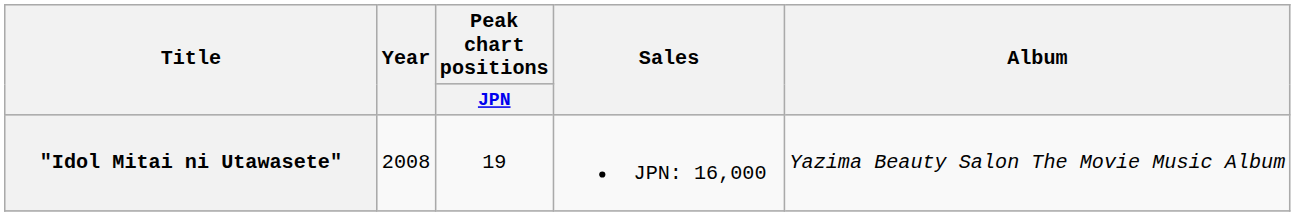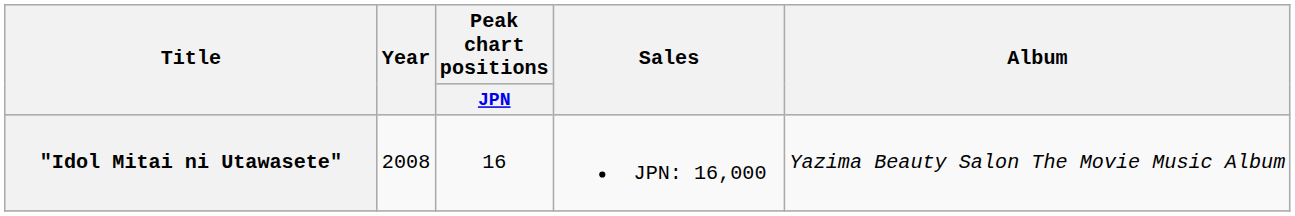(494, 163) 19 -> (494, 163) 16
